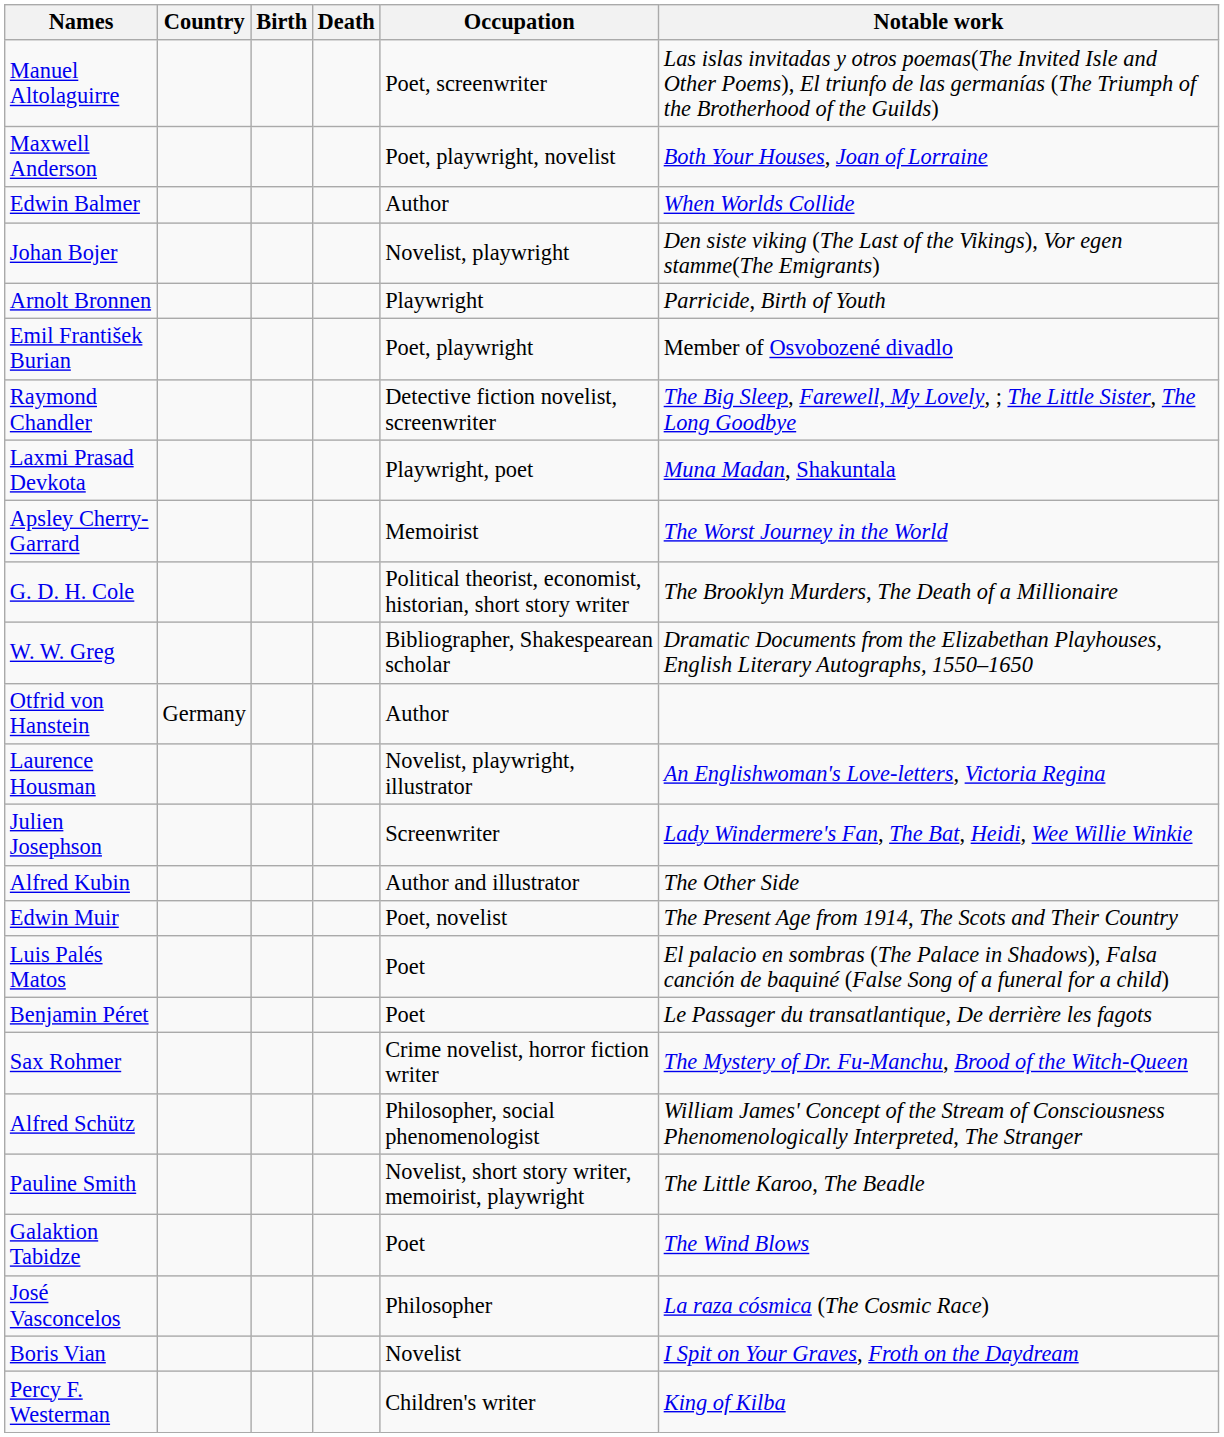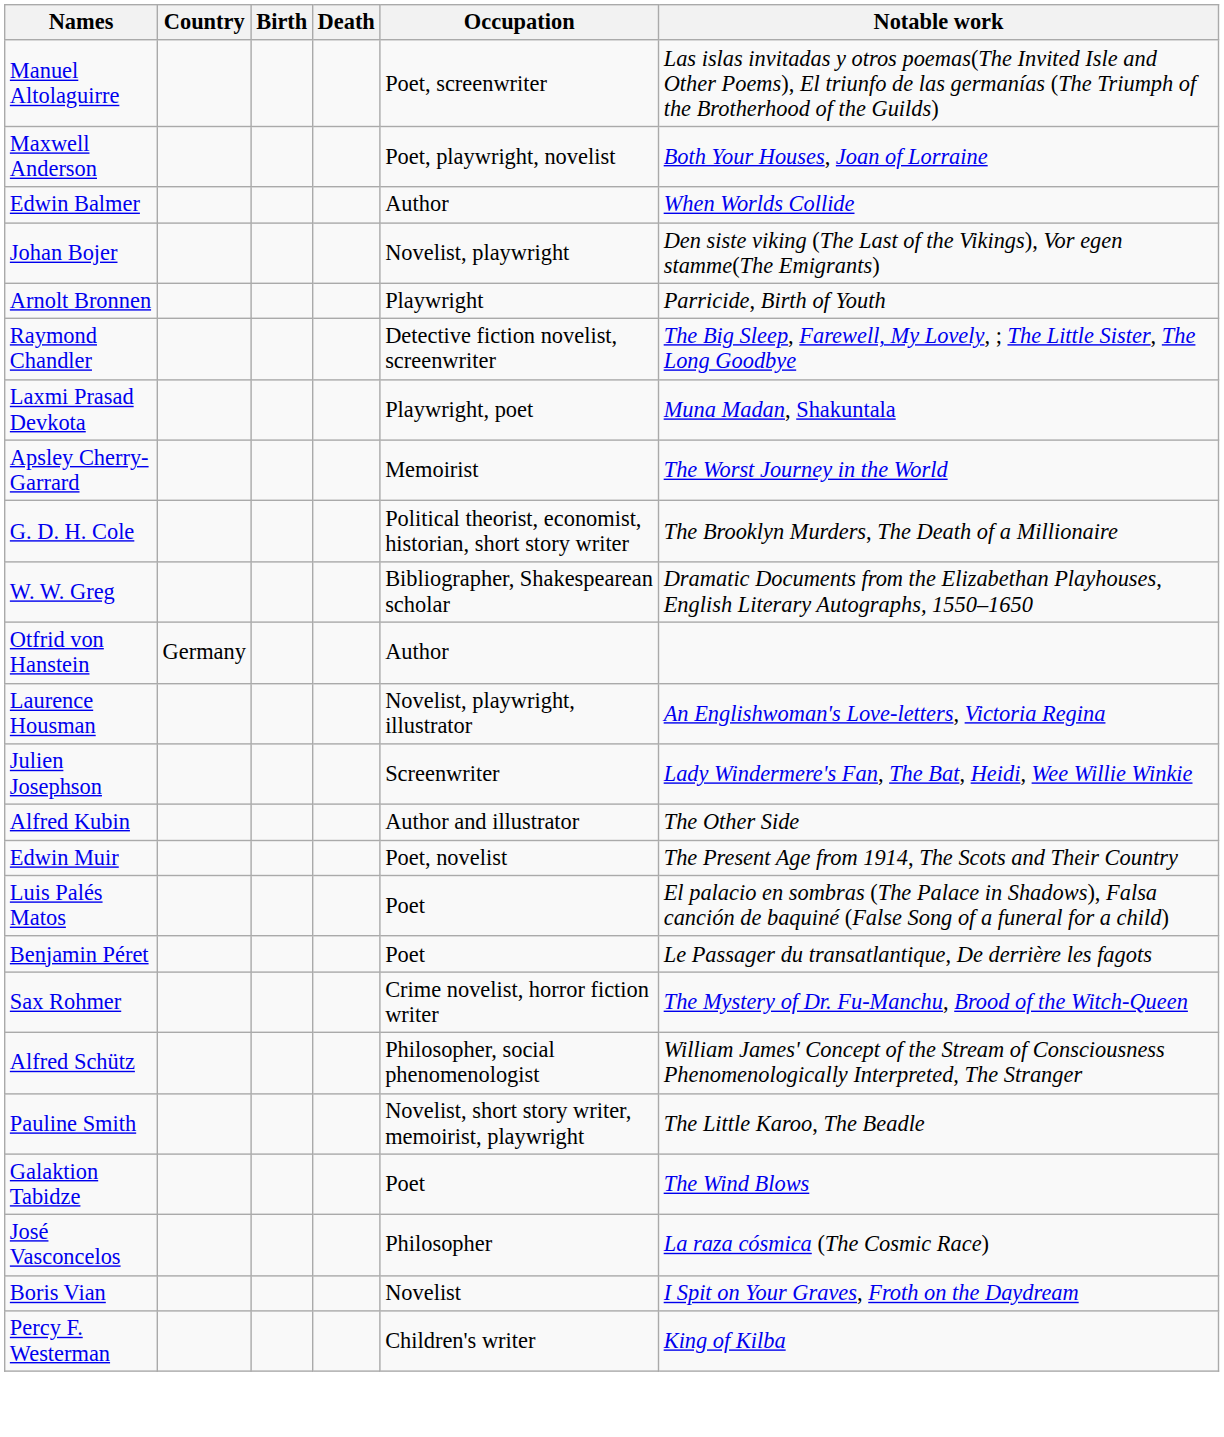- row: (76, 348)
